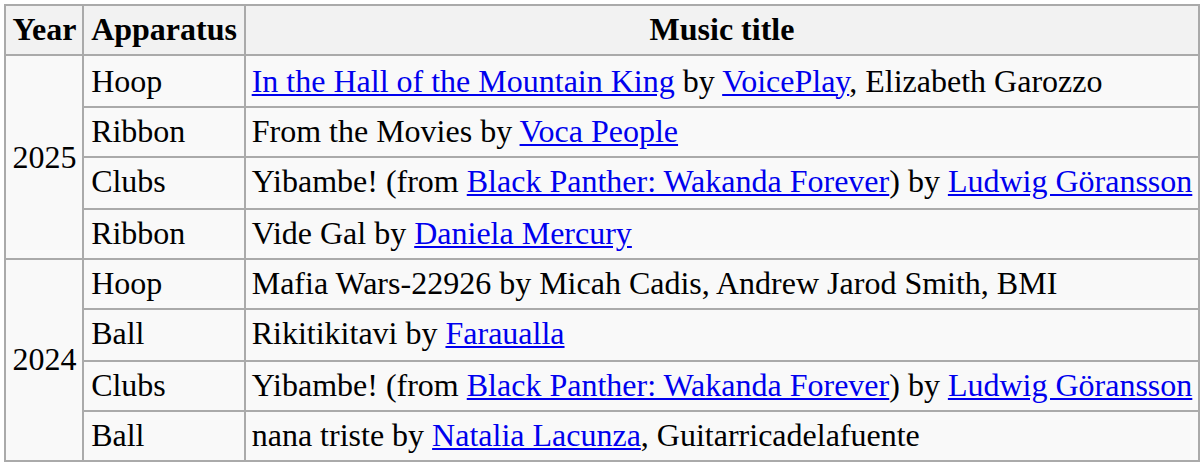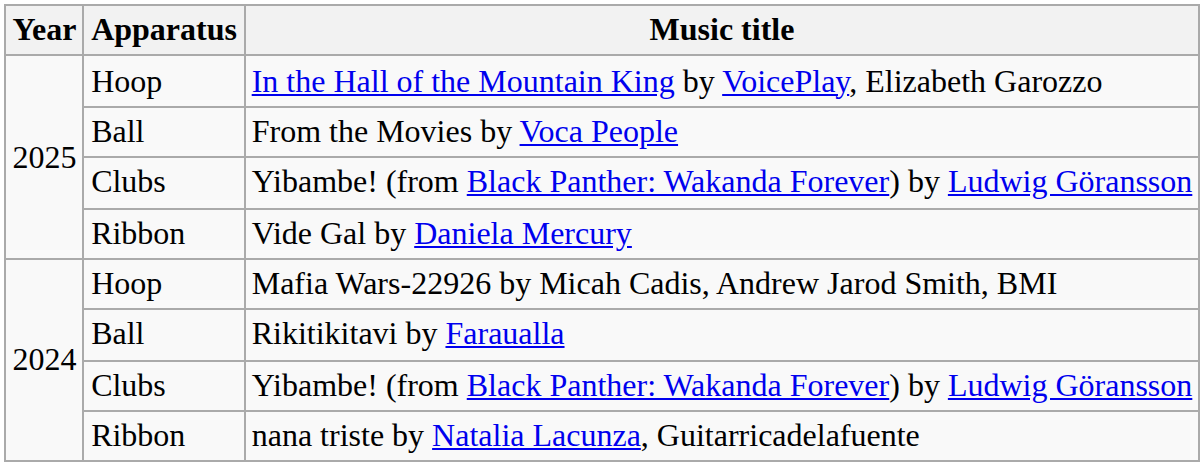(138, 131) Ribbon -> (118, 131) Ball
(118, 435) Ball -> (138, 435) Ribbon
